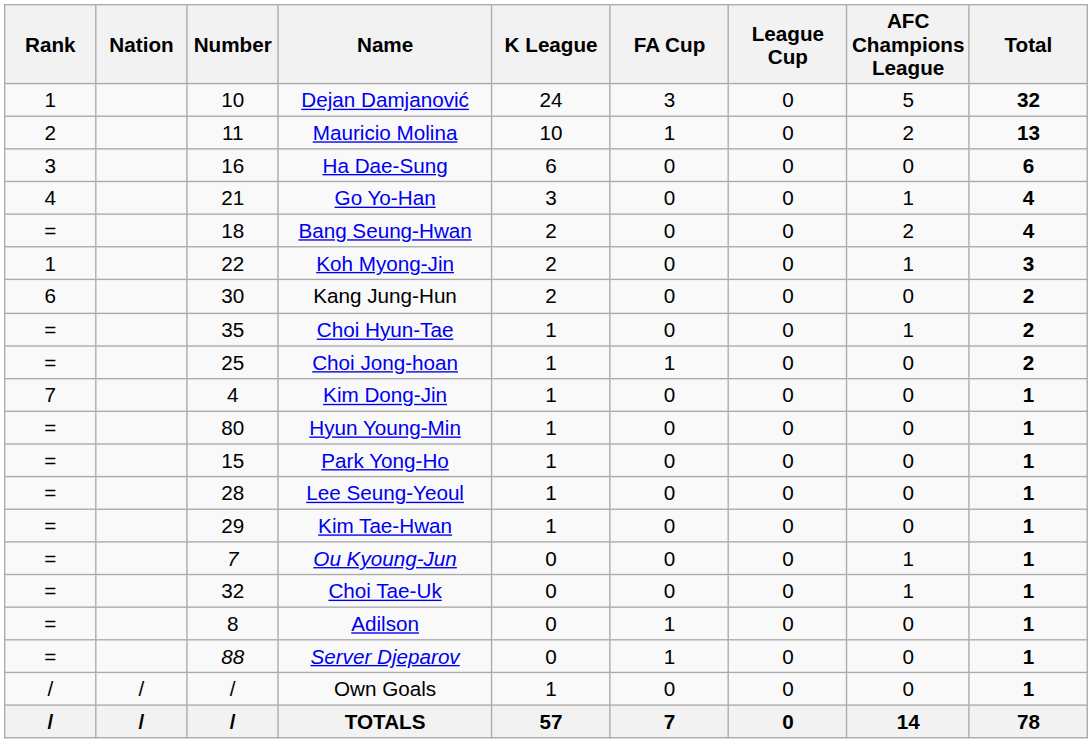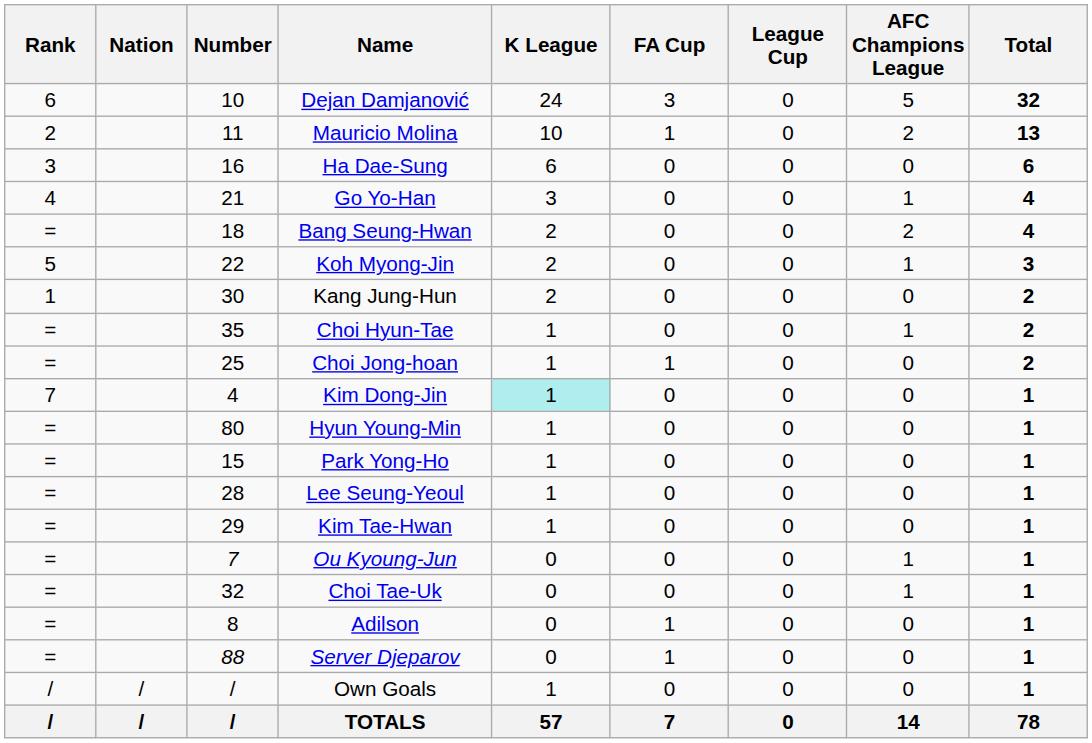(50, 100) 1 -> (50, 100) 6
(50, 264) 1 -> (50, 264) 5
(50, 297) 6 -> (50, 297) 1
(551, 395) no background -> (551, 395) paleturquoise background
